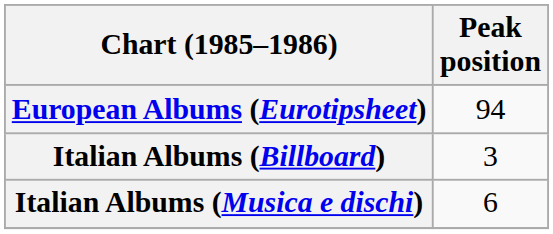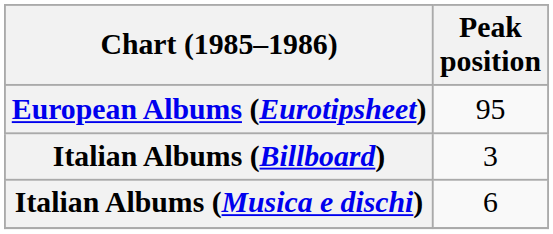(491, 108) 94 -> (491, 108) 95
